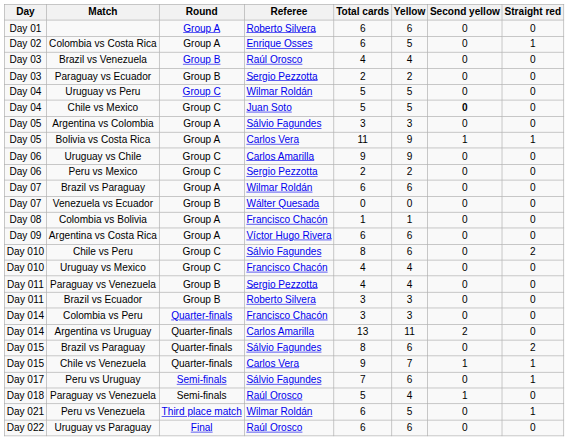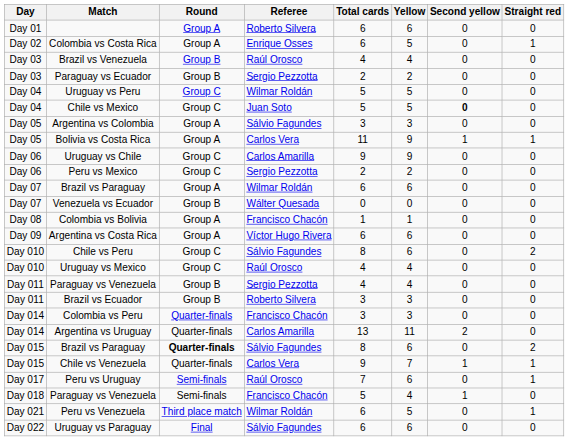(287, 268) Francisco Chacón -> (274, 268) Raúl Orosco
(202, 348) normal -> (202, 348) bold
(284, 380) Sálvio Fagundes -> (274, 380) Raúl Orosco
(274, 396) Raúl Orosco -> (287, 396) Francisco Chacón
(274, 428) Raúl Orosco -> (284, 428) Sálvio Fagundes
